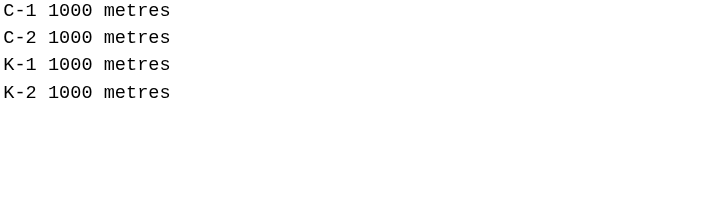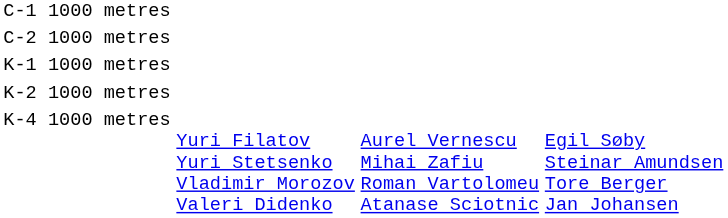+ row: (87, 120)
